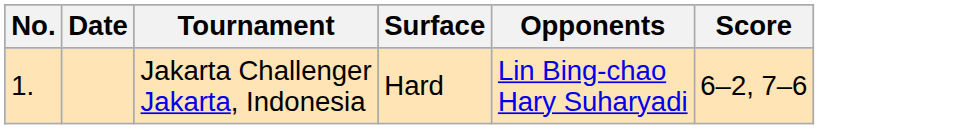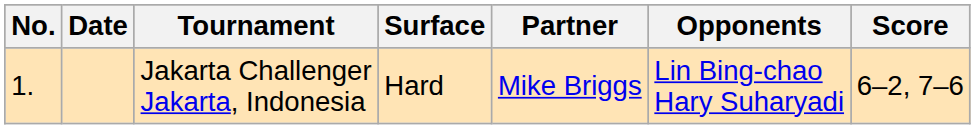+ column: (570, 26)
